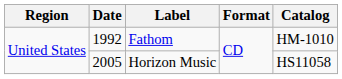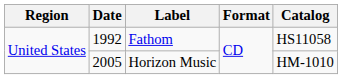(305, 39) HM-1010 -> (304, 39) HS11058
(304, 62) HS11058 -> (305, 62) HM-1010
